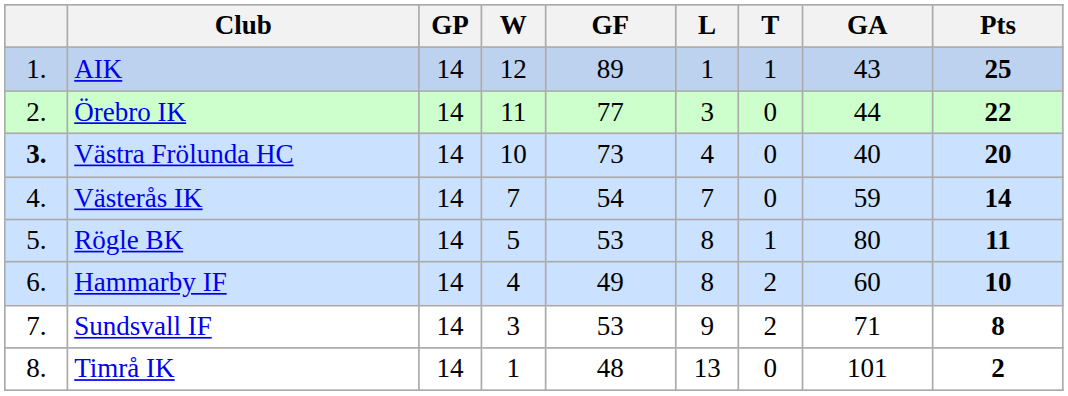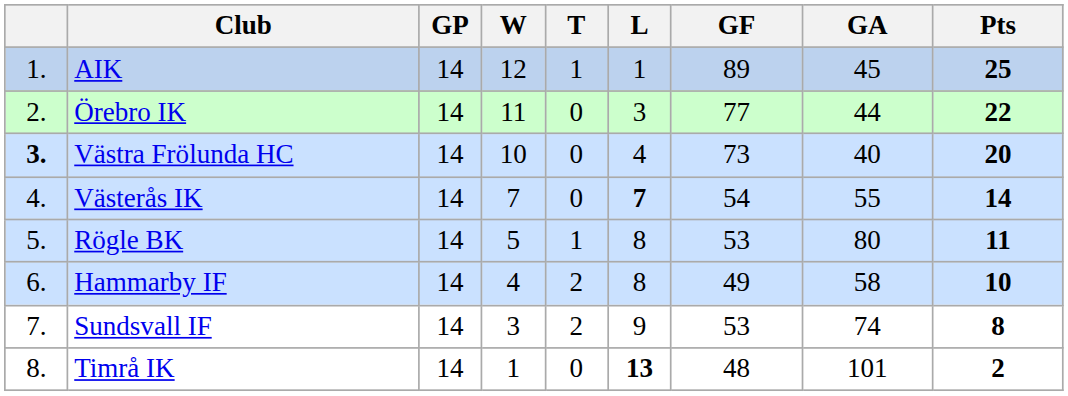columns swapped: (770, 25) <-> (610, 25)
(867, 68) 43 -> (867, 68) 45
(707, 197) normal -> (640, 197) bold
(867, 197) 59 -> (867, 197) 55
(867, 283) 60 -> (867, 283) 58
(867, 326) 71 -> (867, 326) 74
(707, 369) normal -> (640, 369) bold
